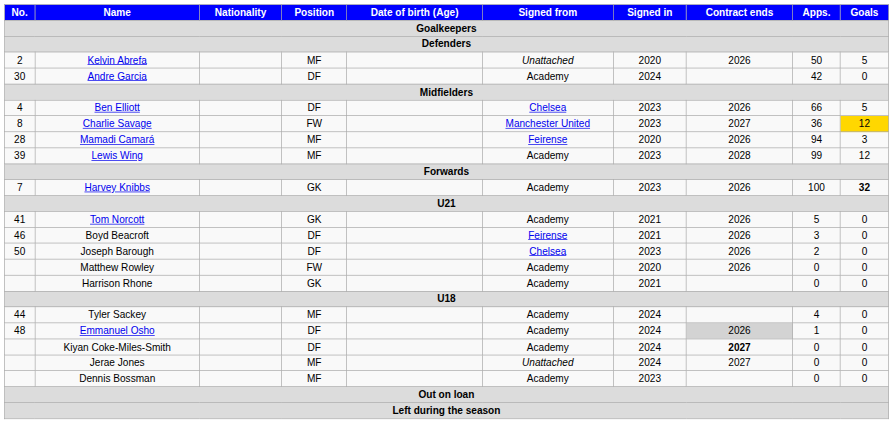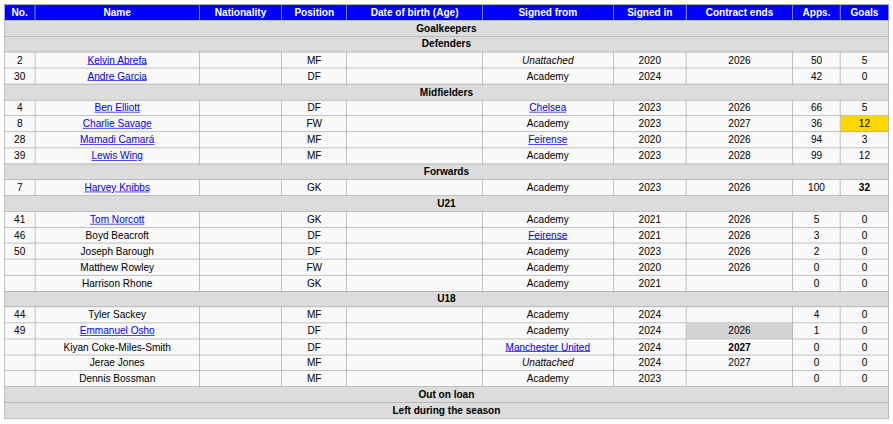(548, 124) Manchester United -> (548, 124) Academy
(548, 252) Chelsea -> (548, 252) Academy
(20, 331) 48 -> (20, 331) 49
(548, 347) Academy -> (548, 347) Manchester United
